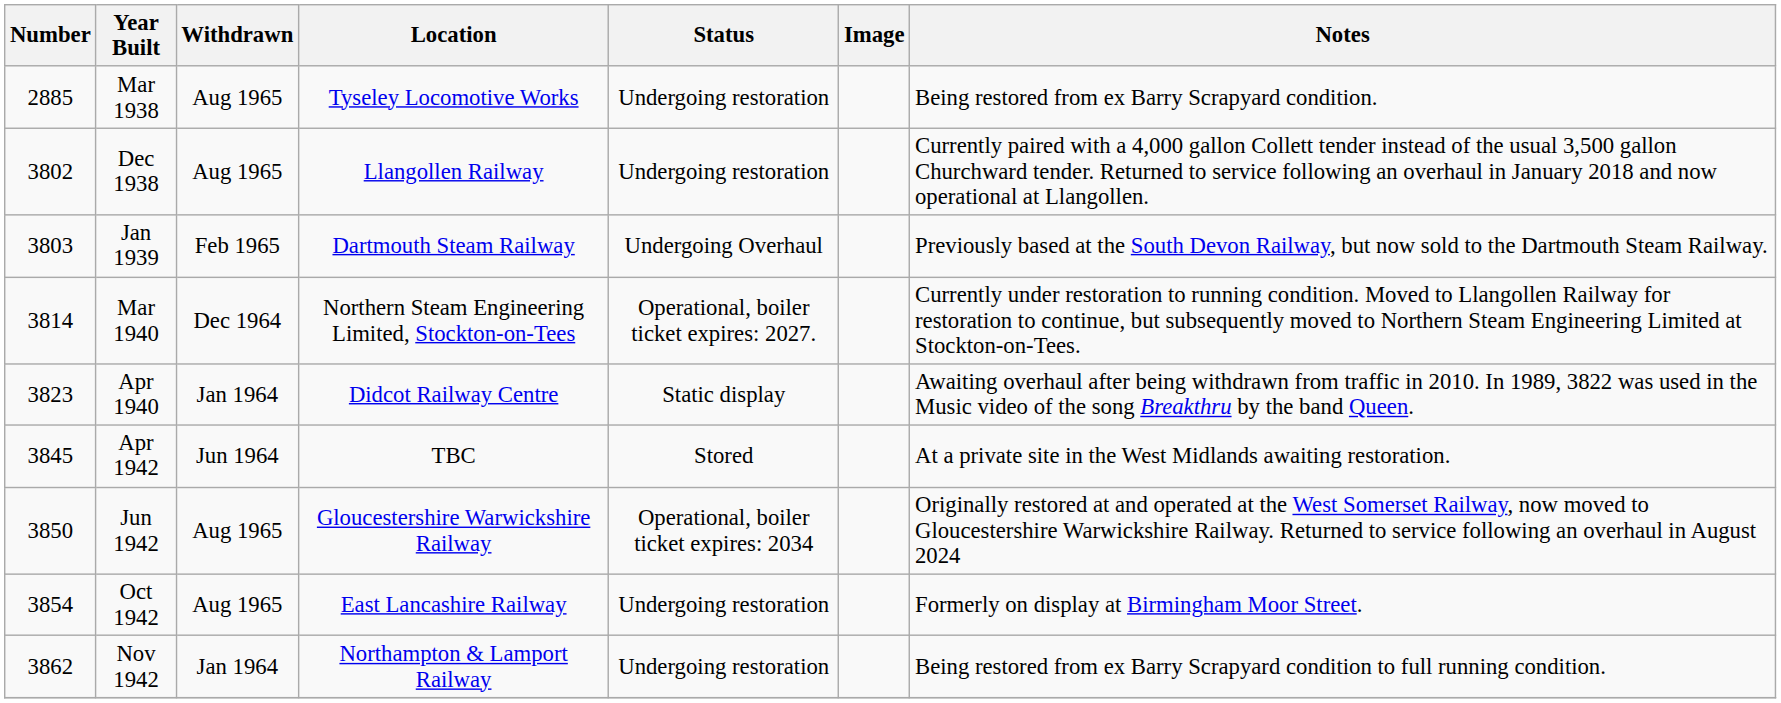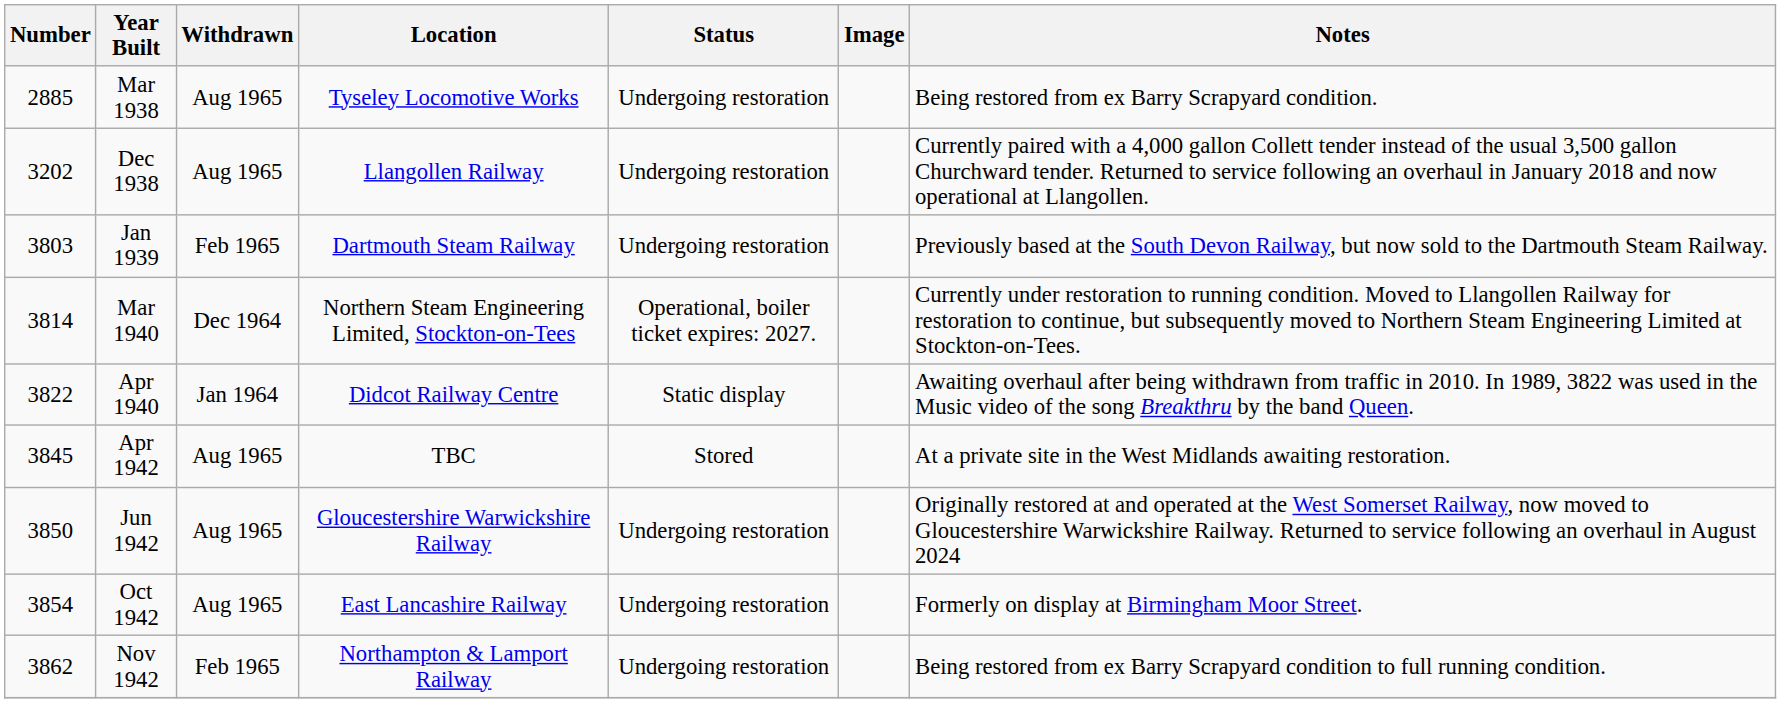(50, 171) 3802 -> (50, 171) 3202
(724, 245) Undergoing Overhaul -> (724, 245) Undergoing restoration
(50, 394) 3823 -> (50, 394) 3822
(237, 455) Jun 1964 -> (237, 455) Aug 1965
(724, 530) Operational, boiler ticket expires: 2034 -> (724, 530) Undergoing restoration
(237, 666) Jan 1964 -> (237, 666) Feb 1965
